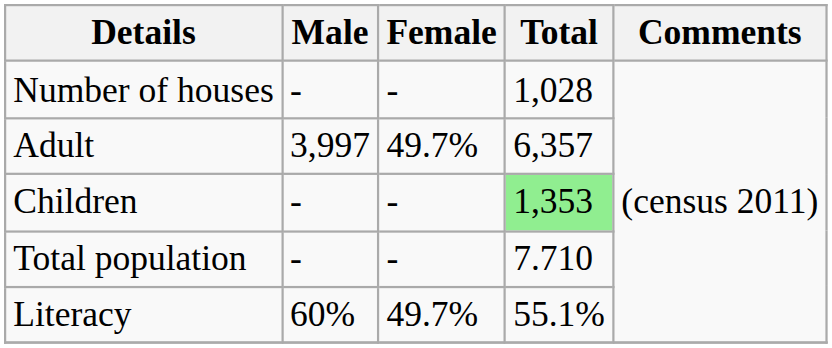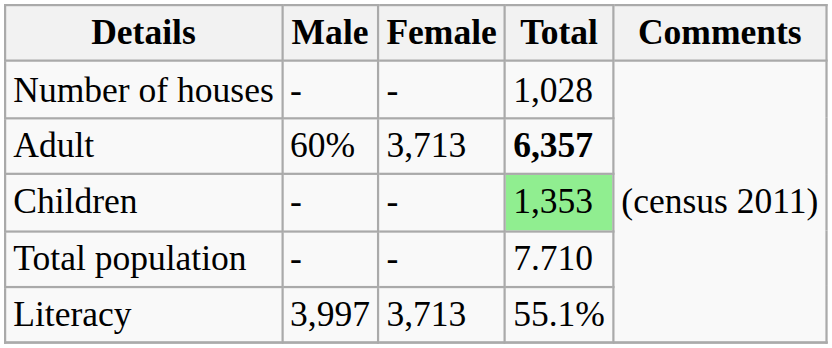(330, 145) 3,997 -> (323, 145) 60%
(432, 145) 49.7% -> (426, 145) 3,713
(553, 145) normal -> (553, 145) bold
(323, 314) 60% -> (330, 314) 3,997
(432, 314) 49.7% -> (426, 314) 3,713
